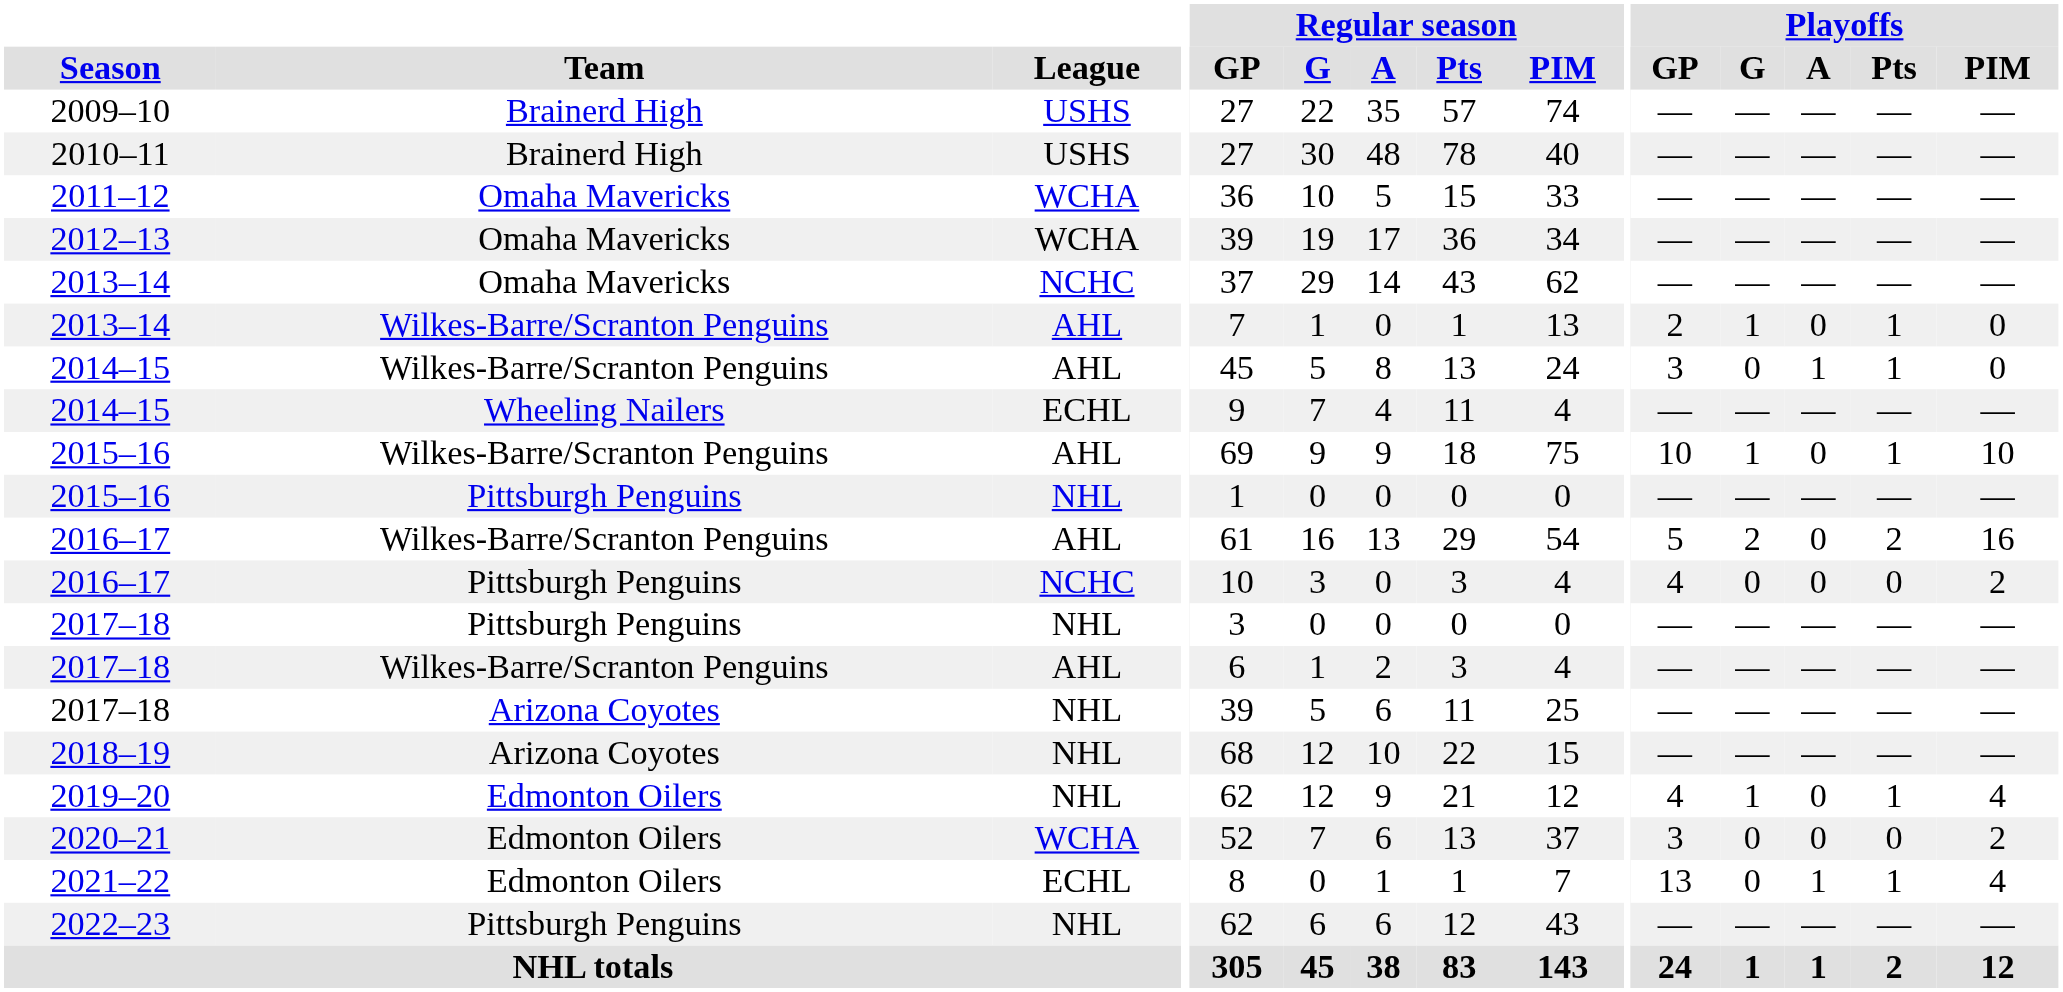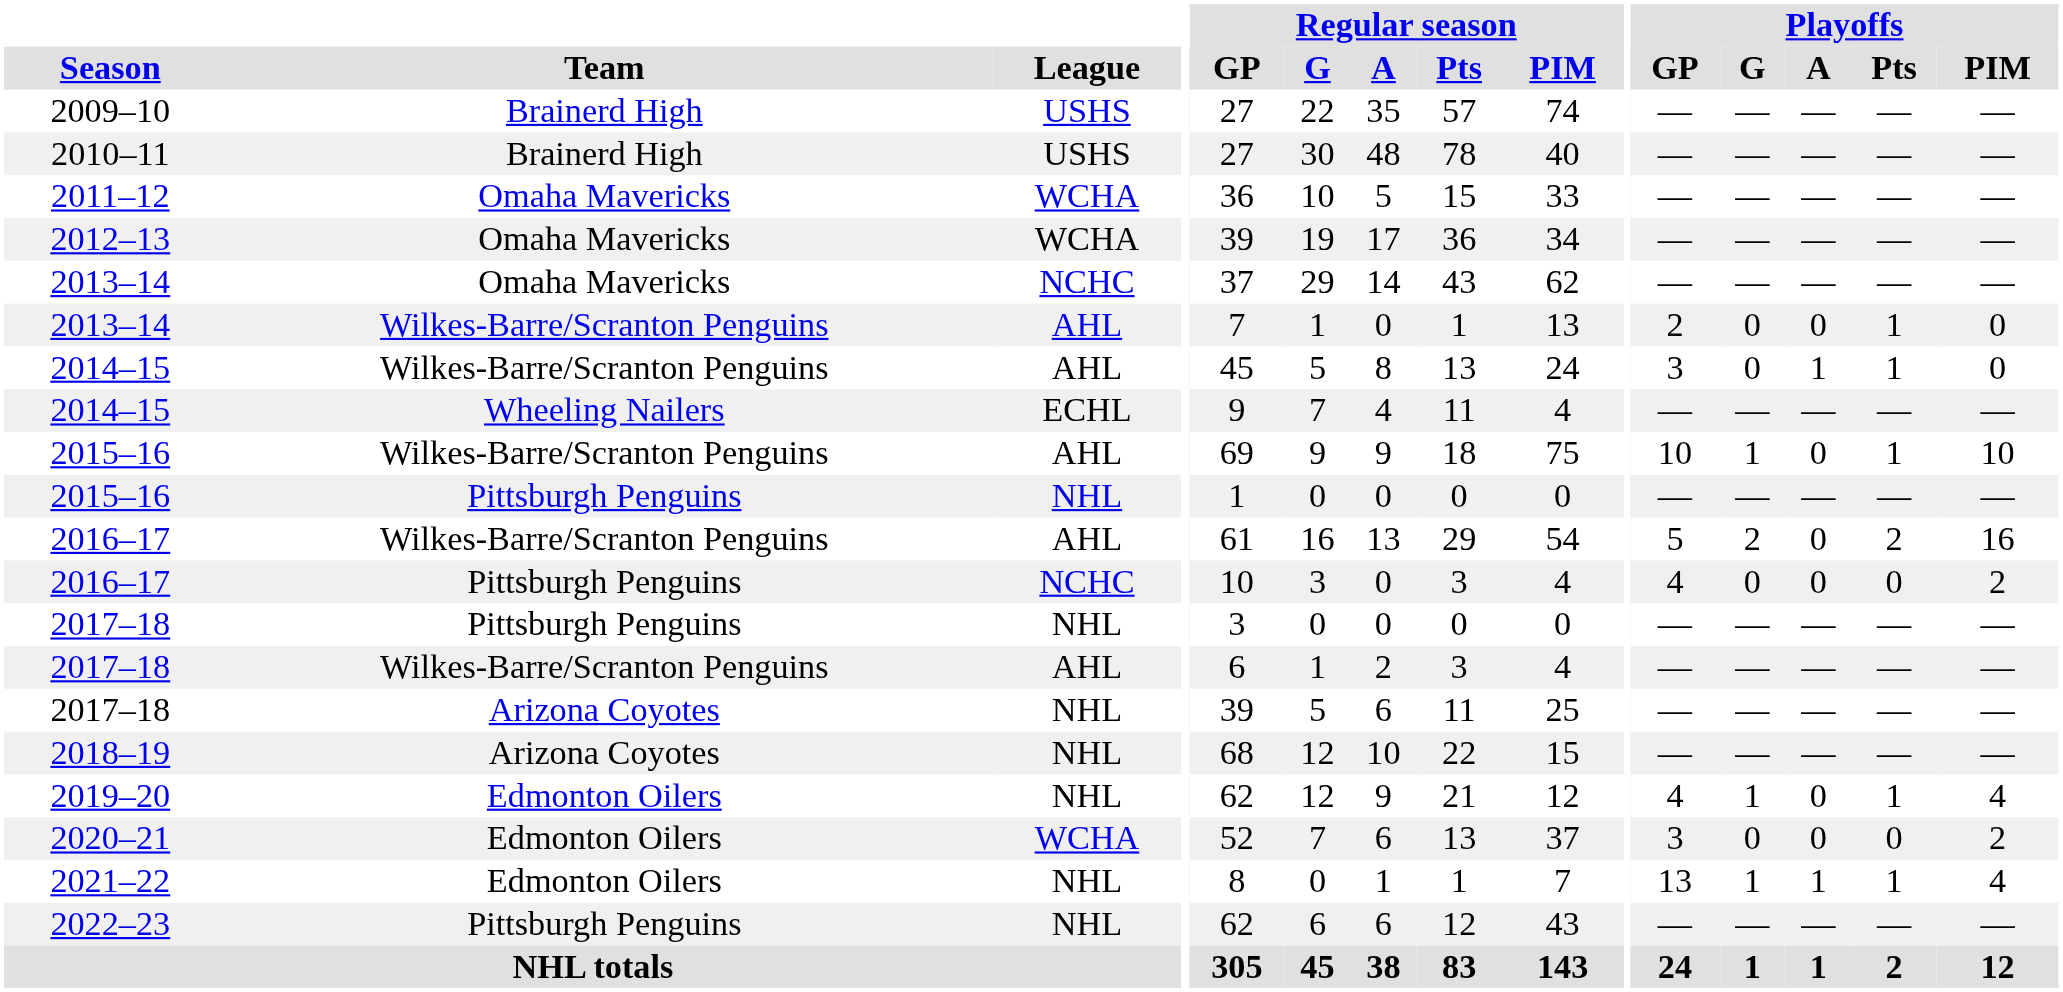(1752, 324) 1 -> (1752, 324) 0
(1087, 880) ECHL -> (1087, 880) NHL
(1752, 880) 0 -> (1752, 880) 1
